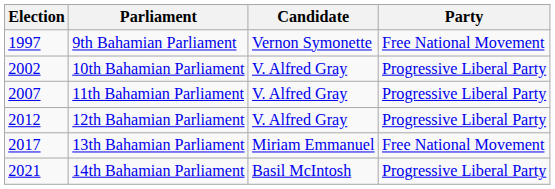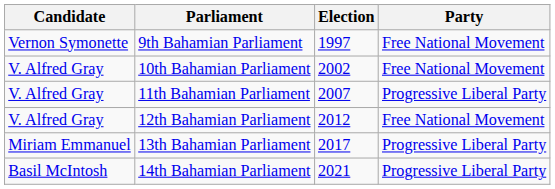columns swapped: (37, 17) <-> (313, 17)
(464, 68) Progressive Liberal Party -> (463, 68) Free National Movement
(464, 119) Progressive Liberal Party -> (463, 119) Free National Movement
(463, 145) Free National Movement -> (464, 145) Progressive Liberal Party
